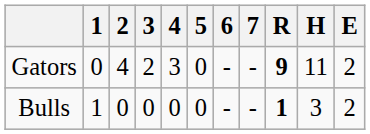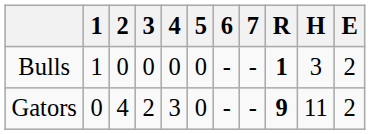rows swapped: (44, 66) <-> (44, 108)
